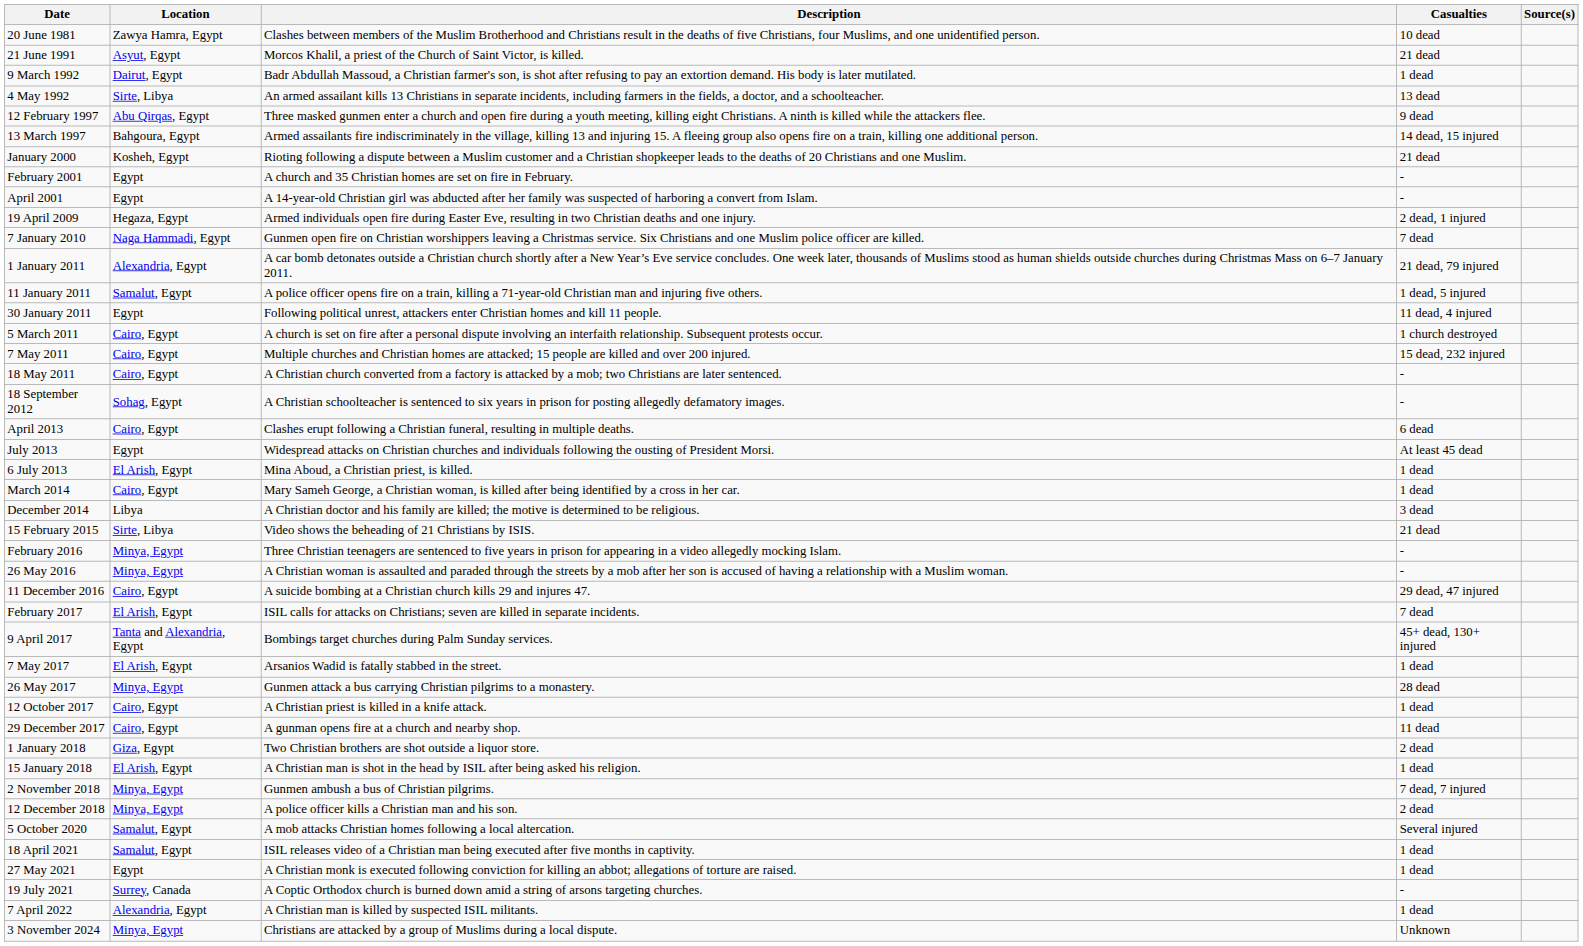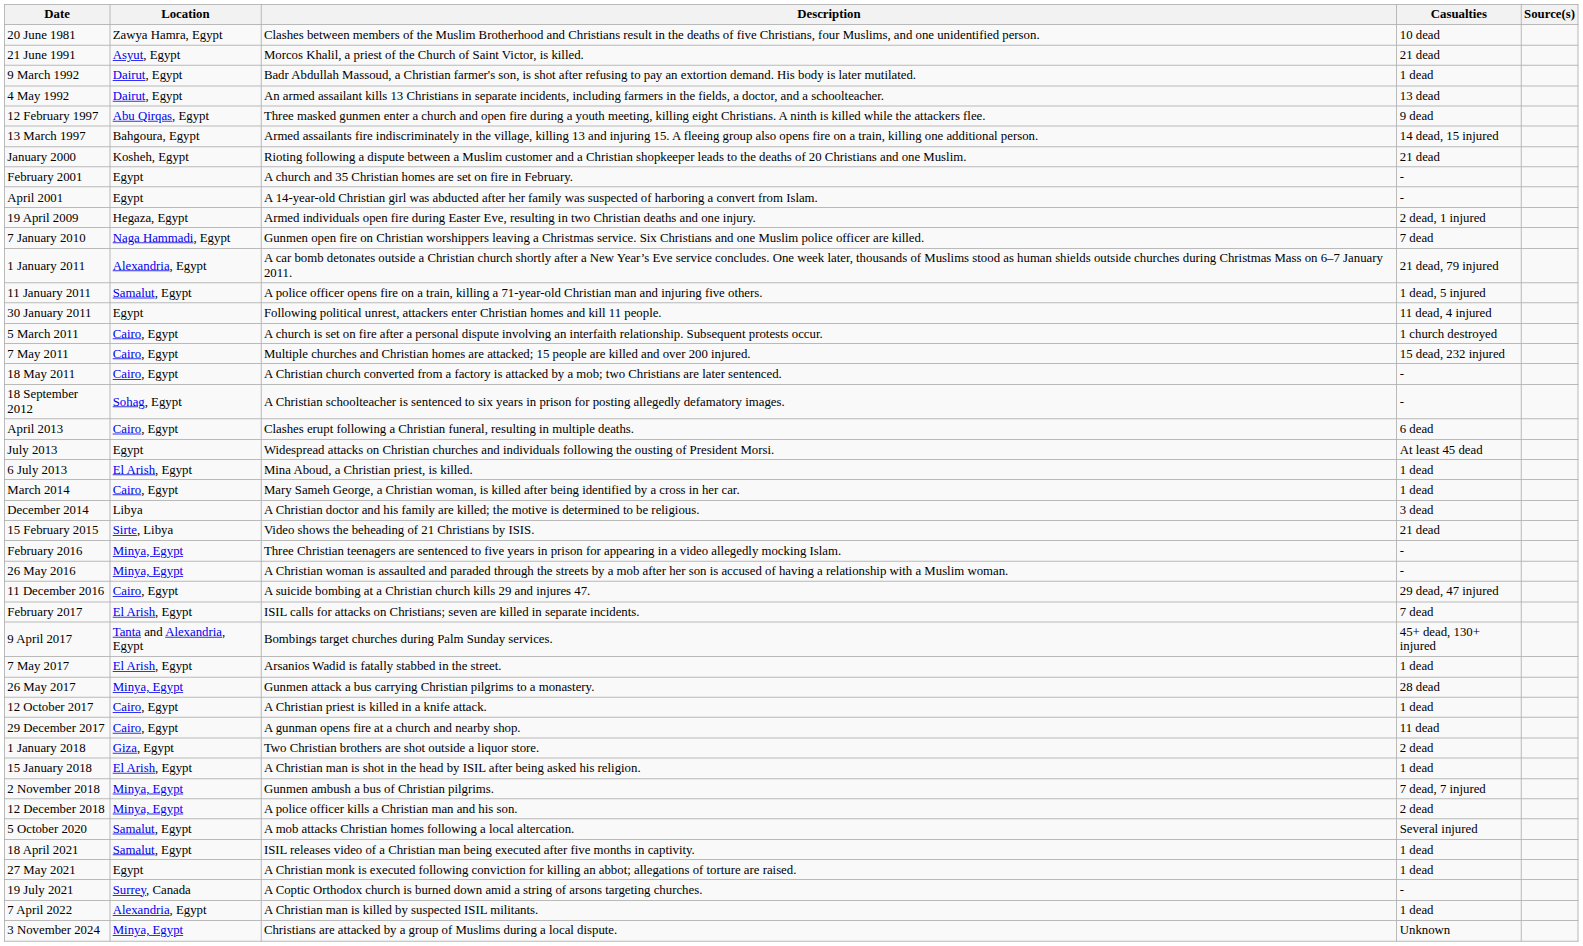(143, 95) Sirte, Libya -> (148, 95) Dairut, Egypt
